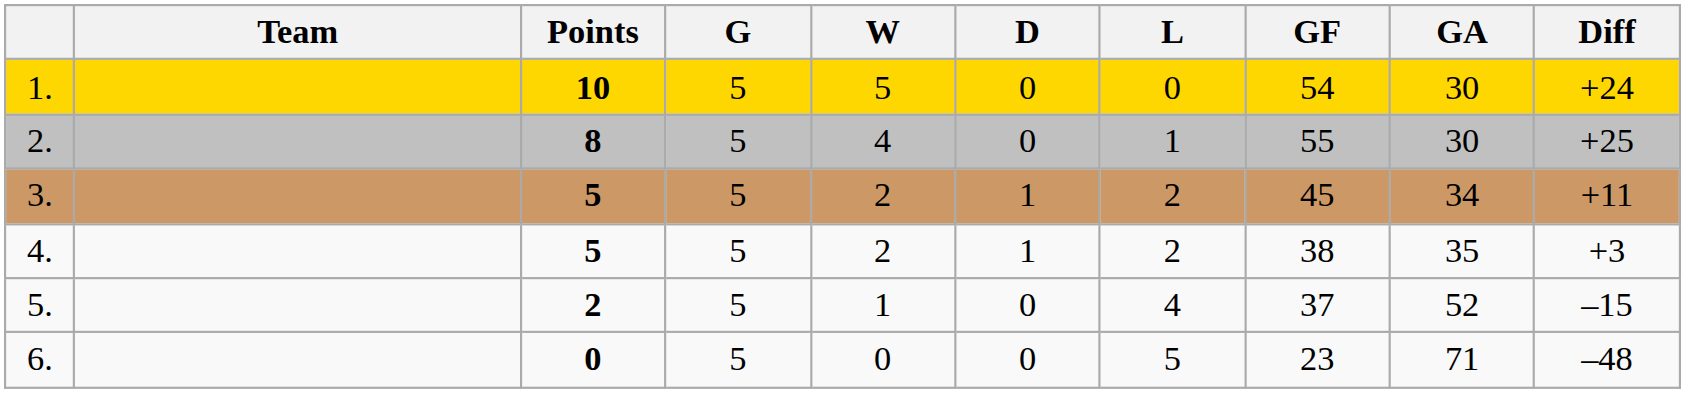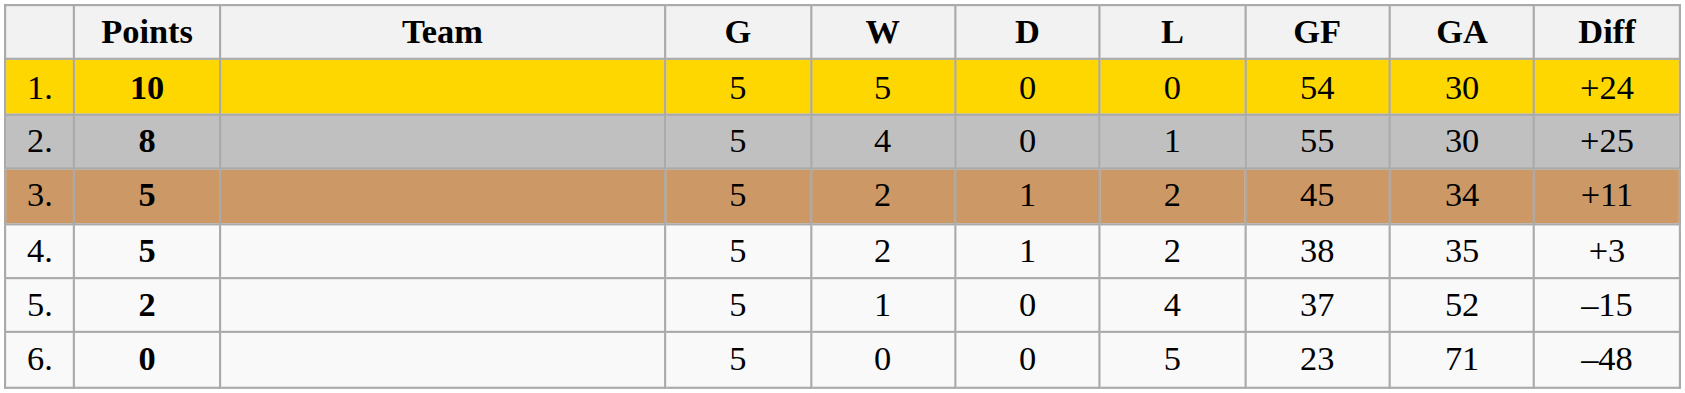columns swapped: (298, 31) <-> (593, 31)
